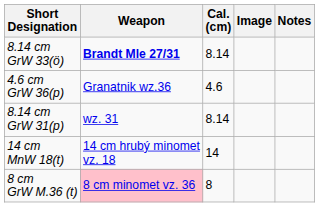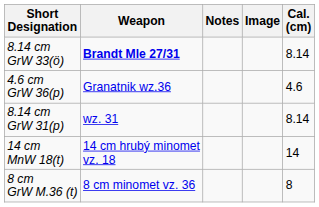columns swapped: (218, 20) <-> (294, 20)
(139, 185) pink background -> (139, 185) no background
